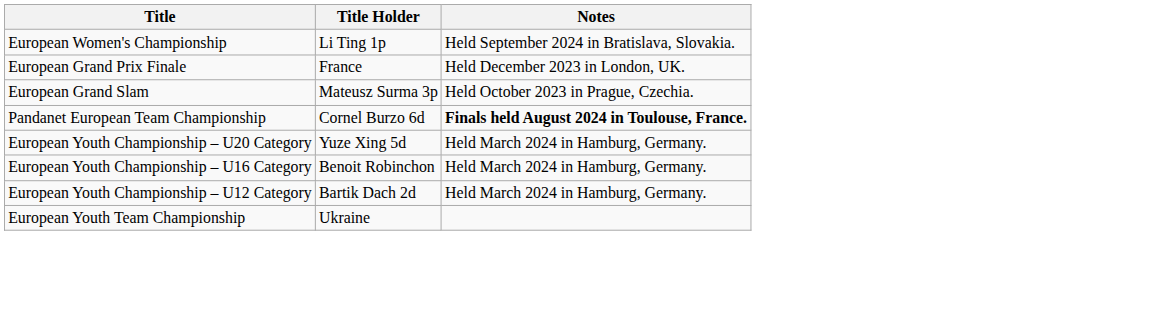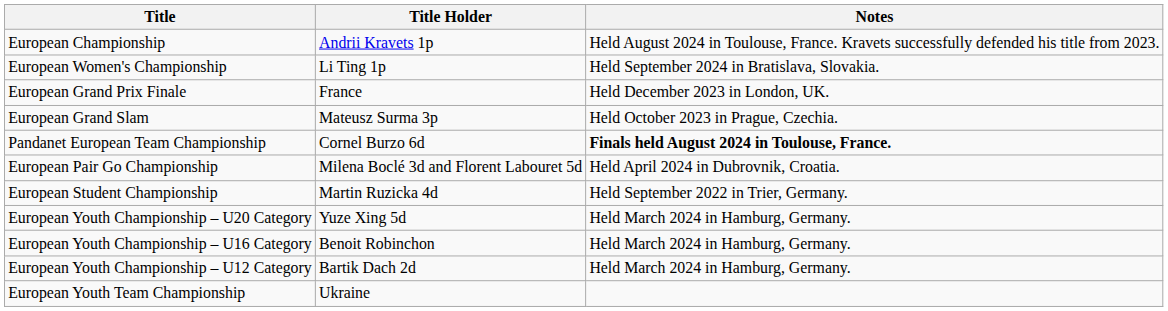+ row: (87, 42)
+ row: (113, 167)
+ row: (113, 192)
